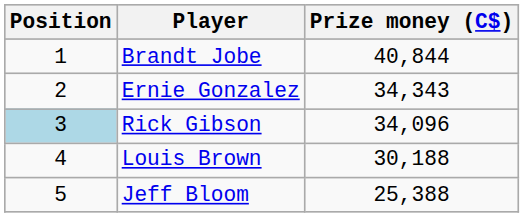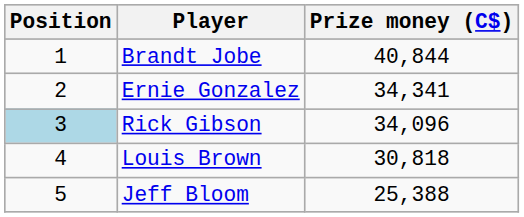(412, 91) 34,343 -> (412, 91) 34,341
(412, 160) 30,188 -> (412, 160) 30,818
